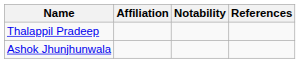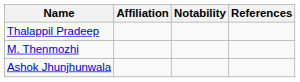+ row: (43, 49)
